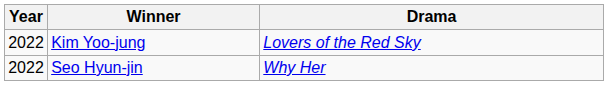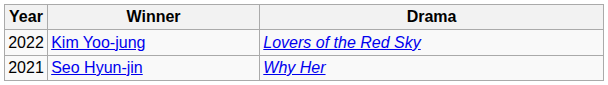(26, 67) 2022 -> (26, 67) 2021
